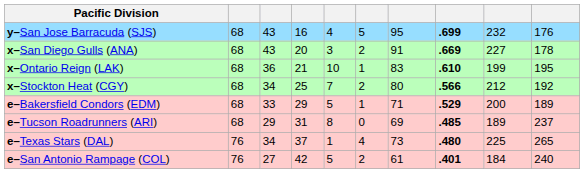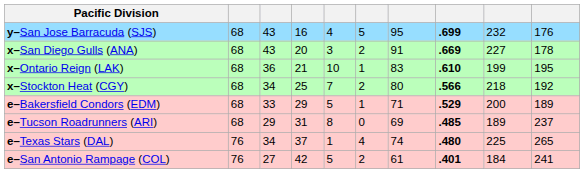(496, 86) 212 -> (496, 86) 218
(397, 141) 73 -> (397, 141) 74
(544, 159) 240 -> (544, 159) 241
